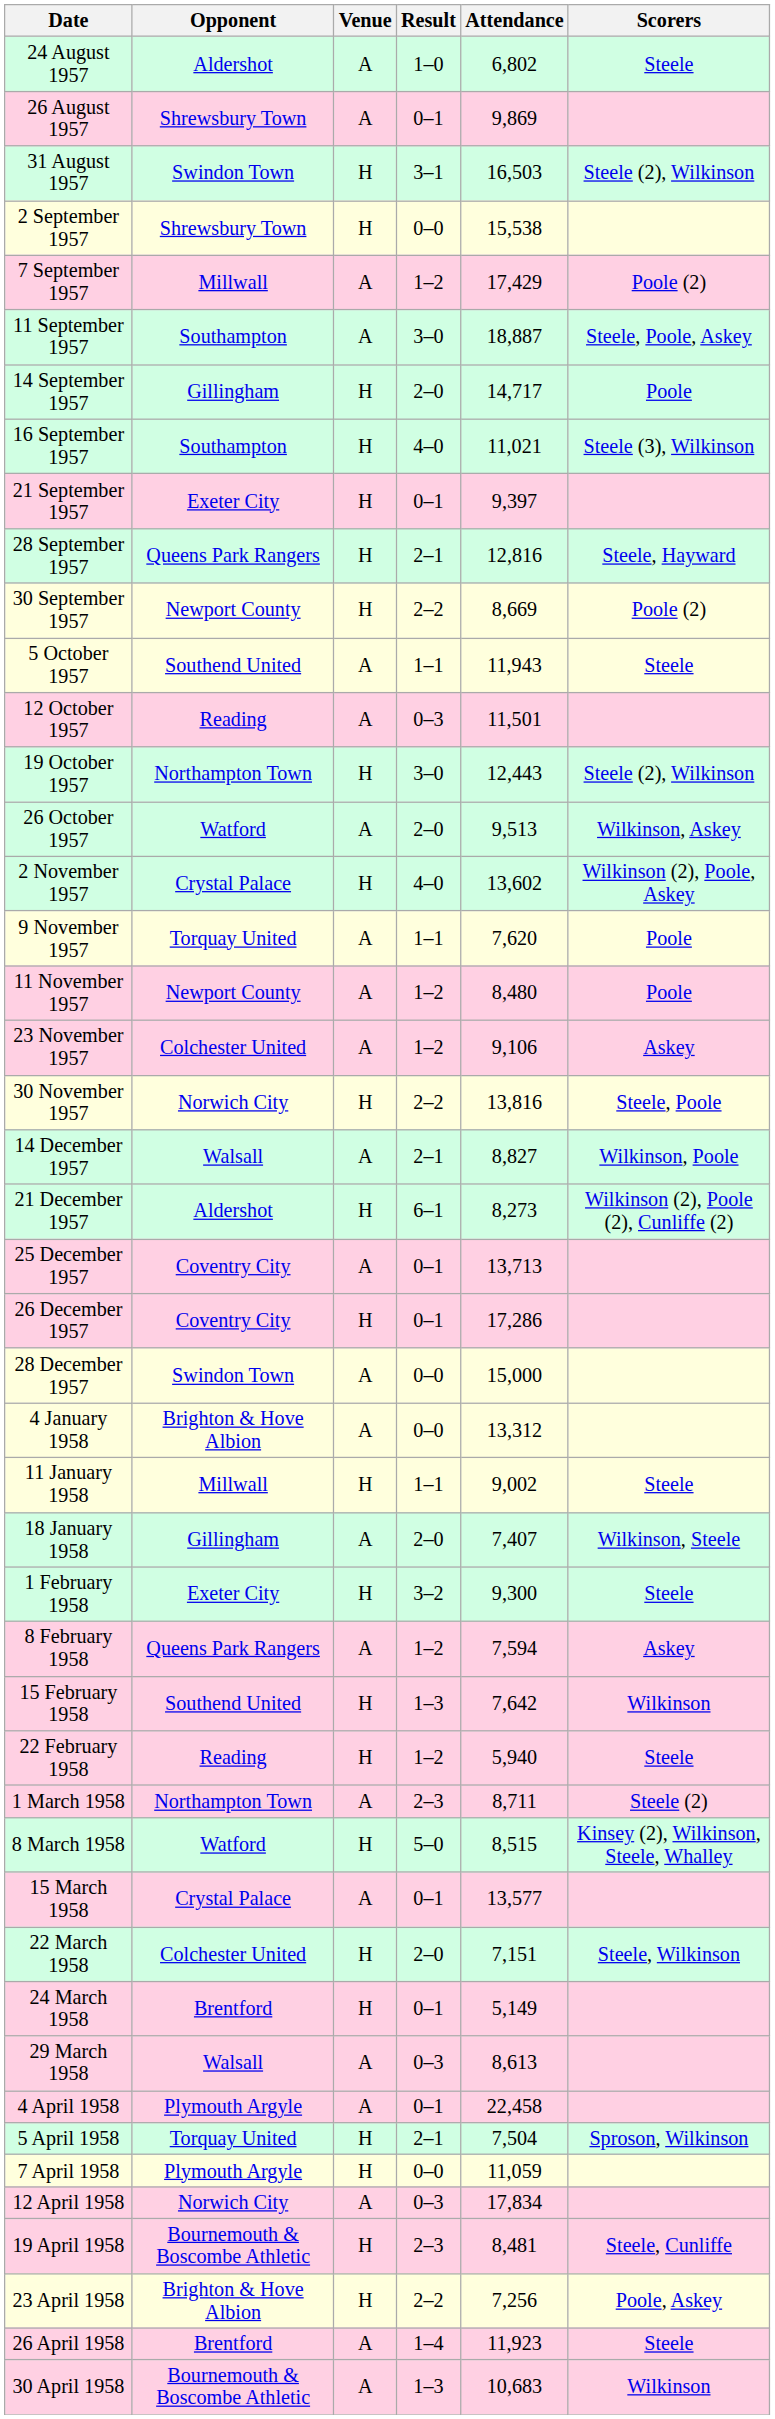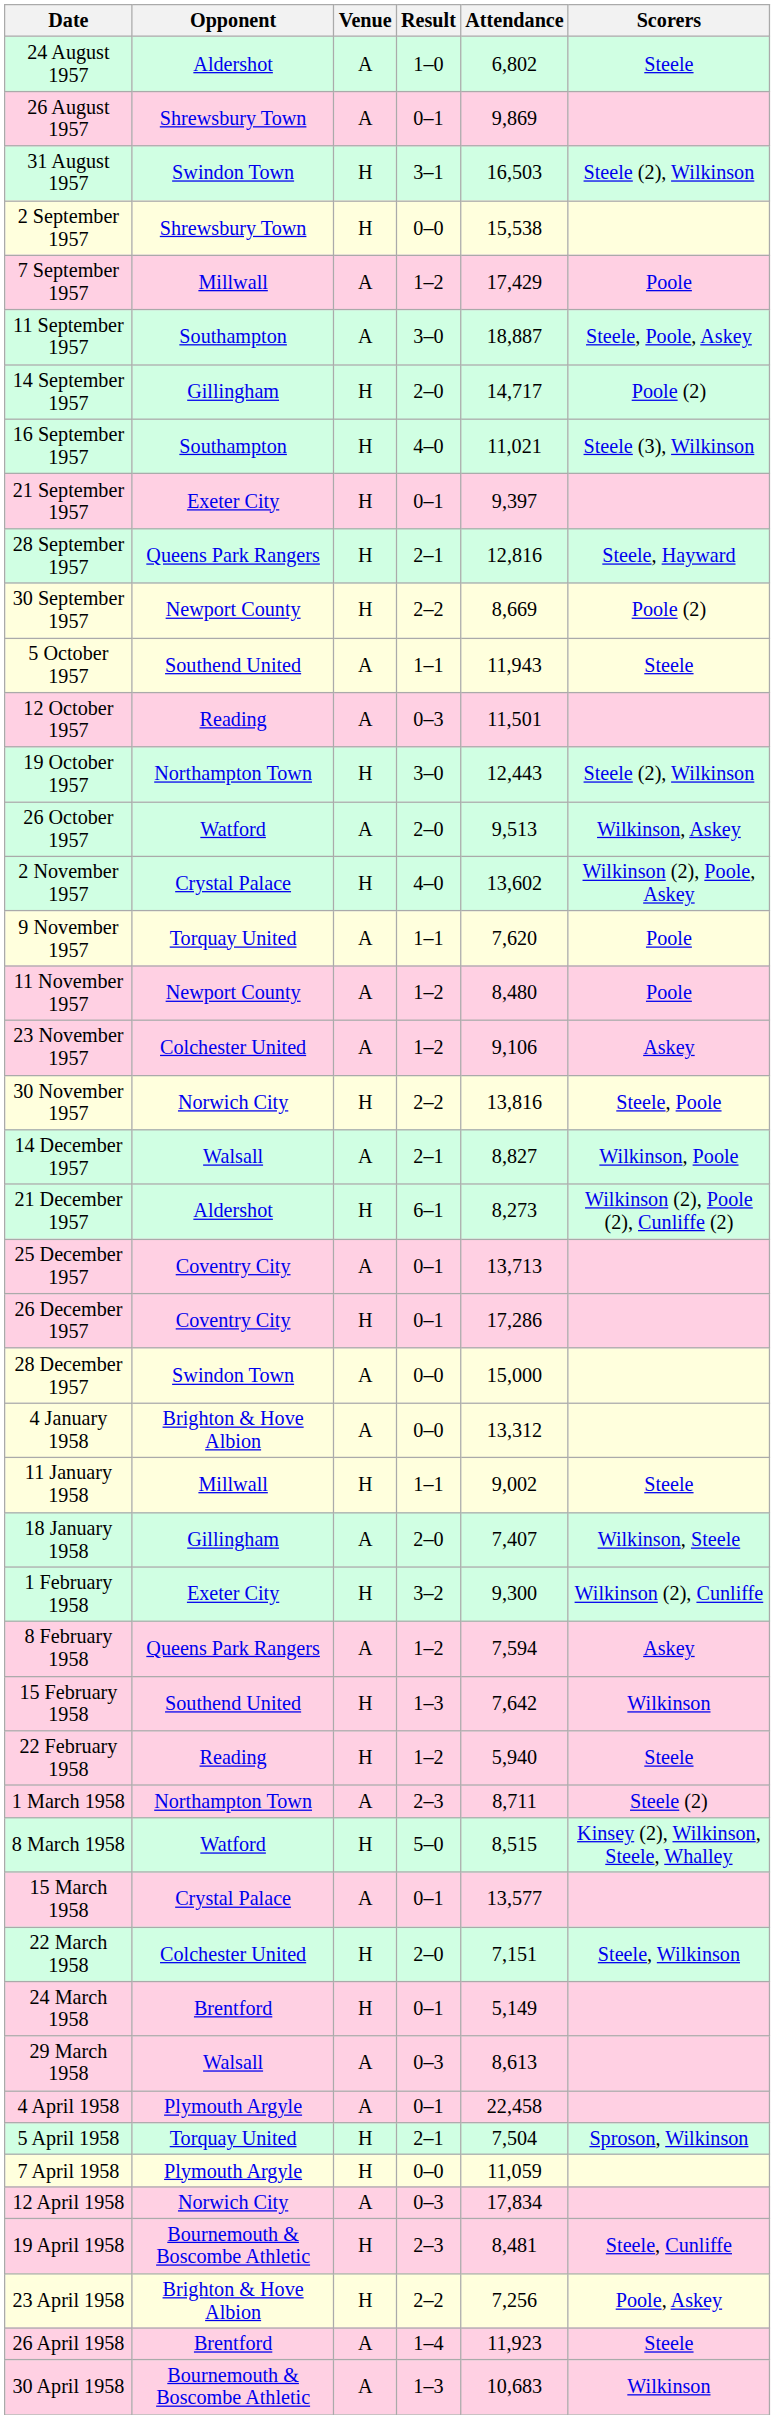(669, 282) Poole (2) -> (669, 282) Poole
(669, 391) Poole -> (669, 391) Poole (2)
(669, 1594) Steele -> (669, 1594) Wilkinson (2), Cunliffe
